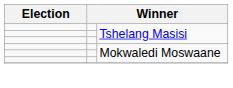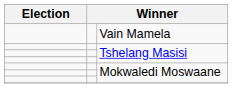+ row: (46, 34)
